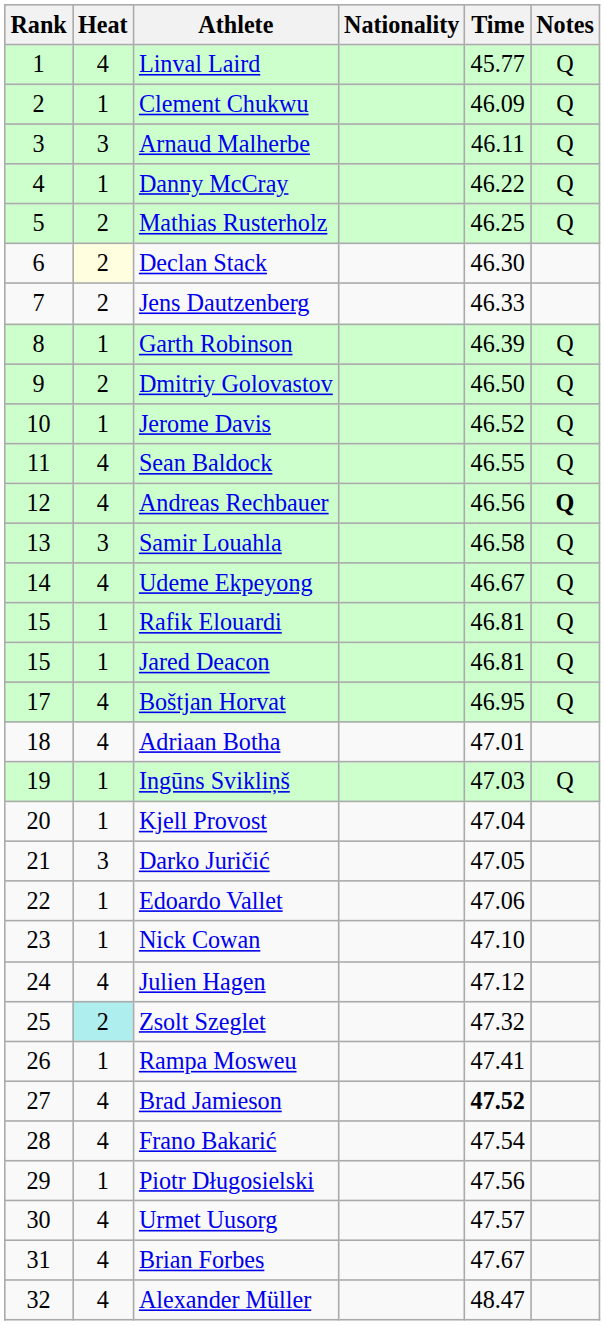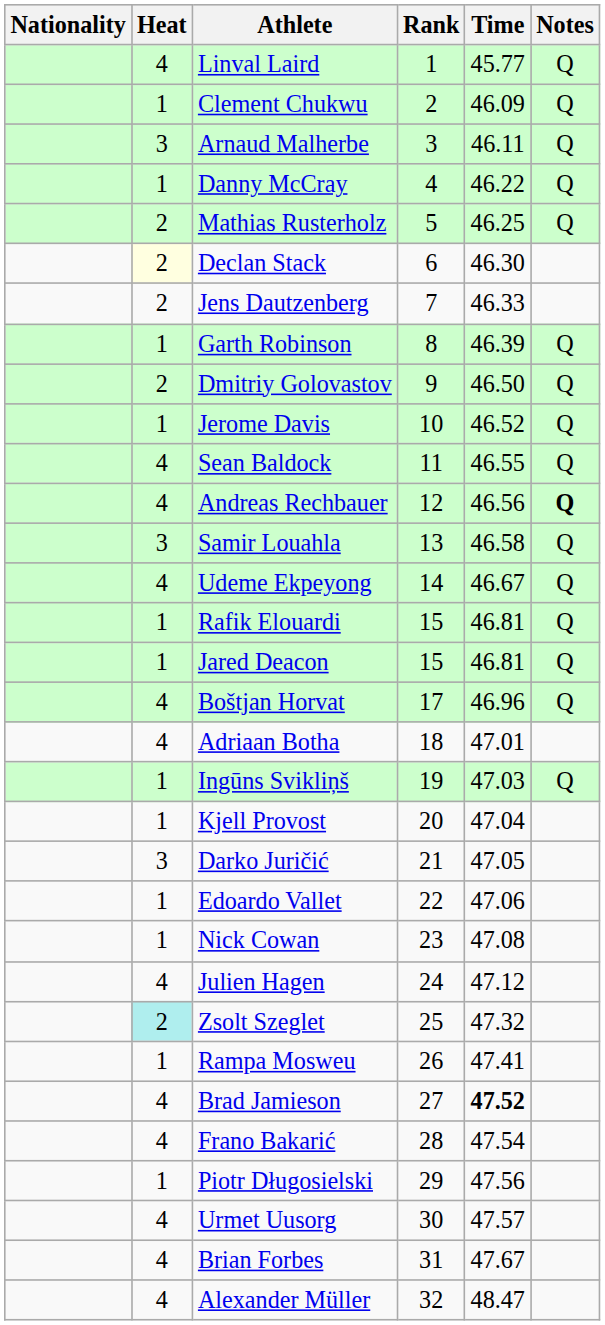columns swapped: (39, 24) <-> (402, 24)
(498, 702) 46.95 -> (498, 702) 46.96
(498, 941) 47.10 -> (498, 941) 47.08
